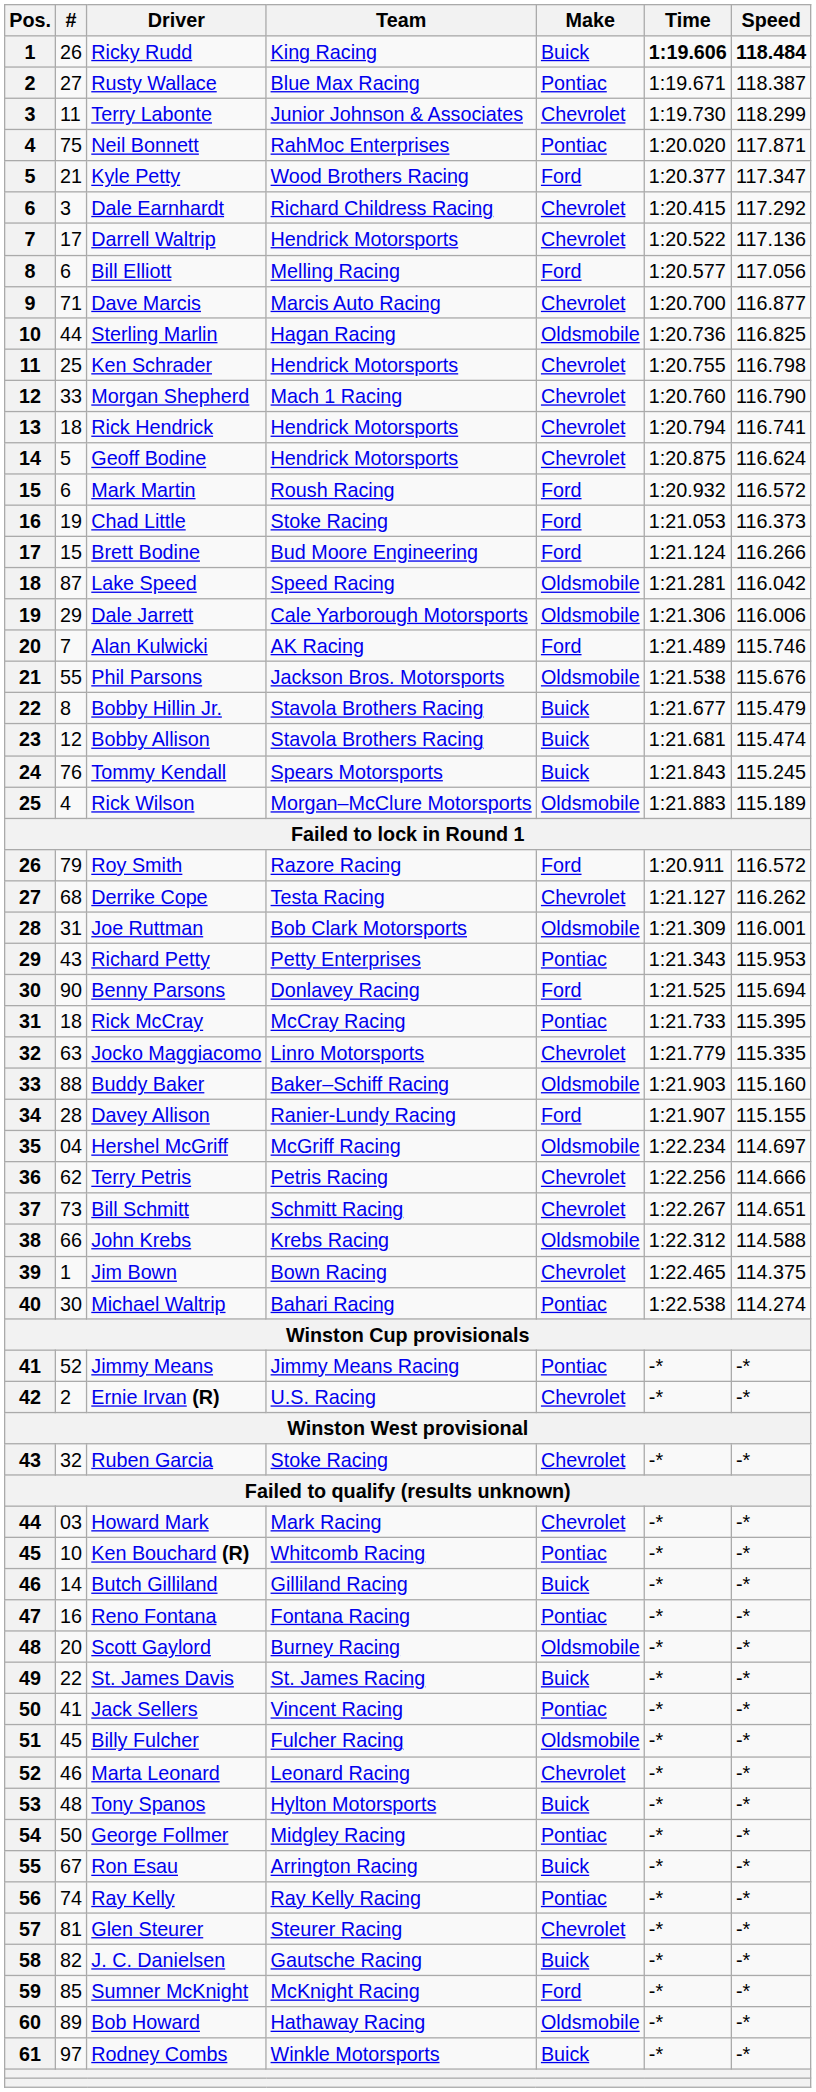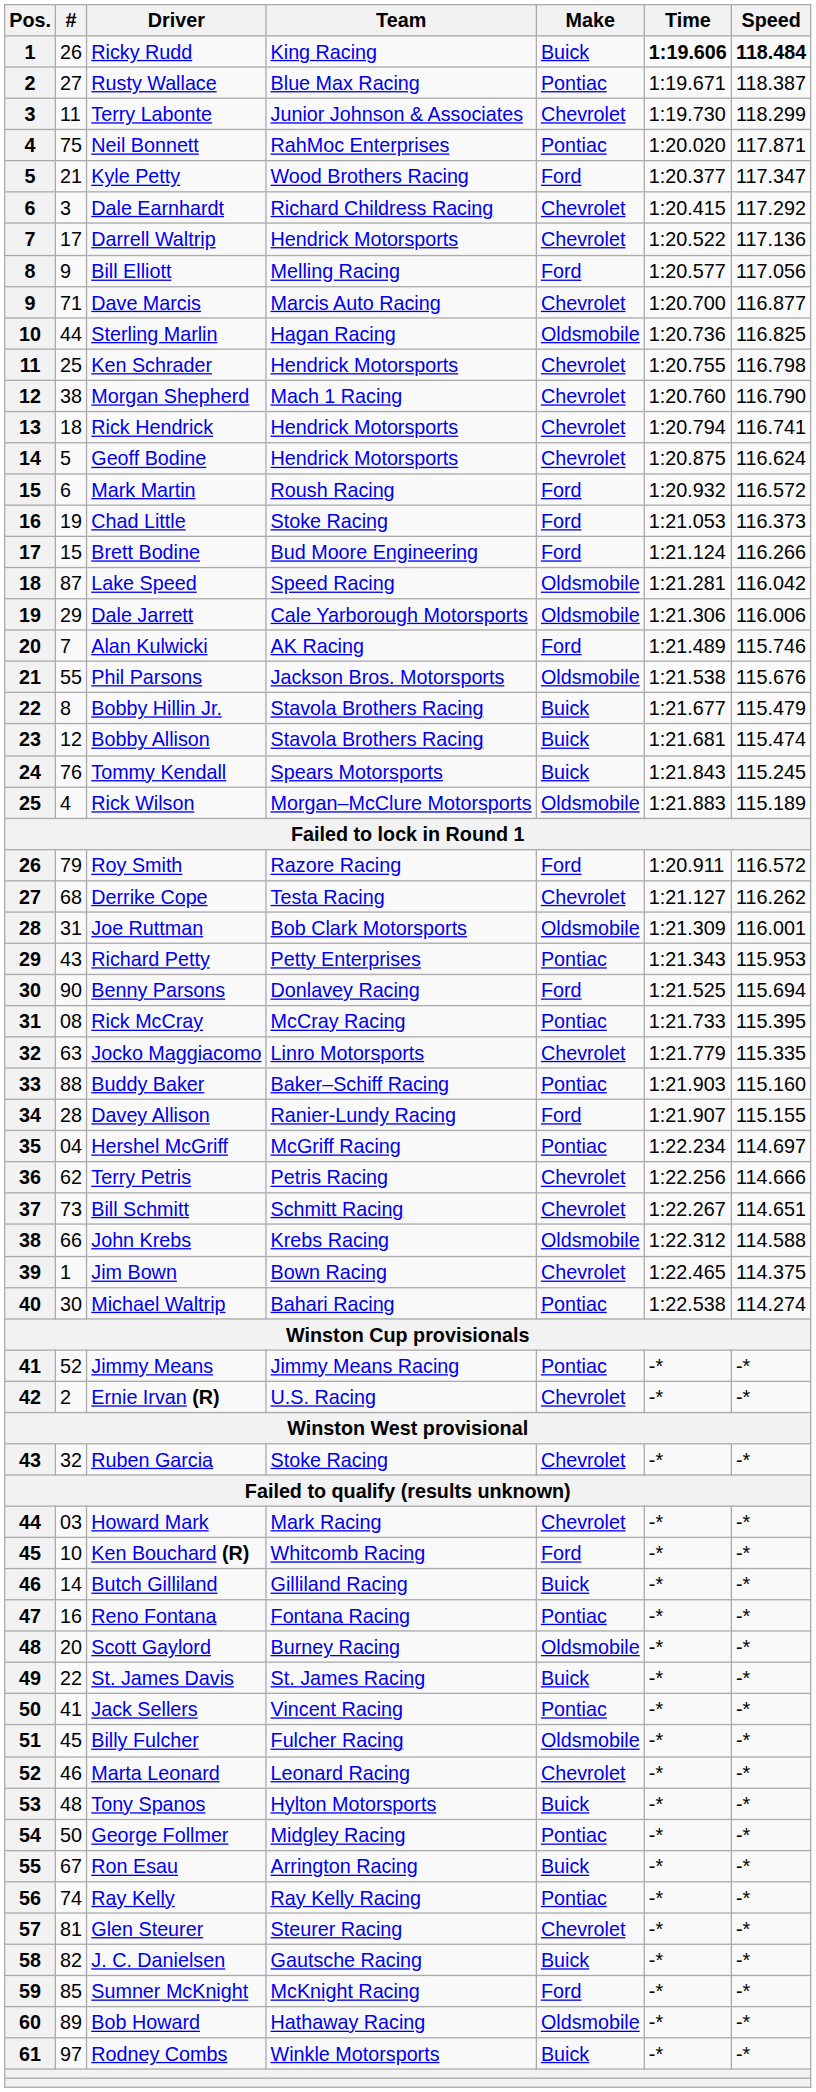(66, 271) 6 -> (66, 271) 9
(71, 396) 33 -> (71, 396) 38
(71, 1021) 18 -> (71, 1021) 08
(590, 1084) Oldsmobile -> (574, 1084) Pontiac
(590, 1147) Oldsmobile -> (574, 1147) Pontiac
(574, 1553) Pontiac -> (561, 1553) Ford
